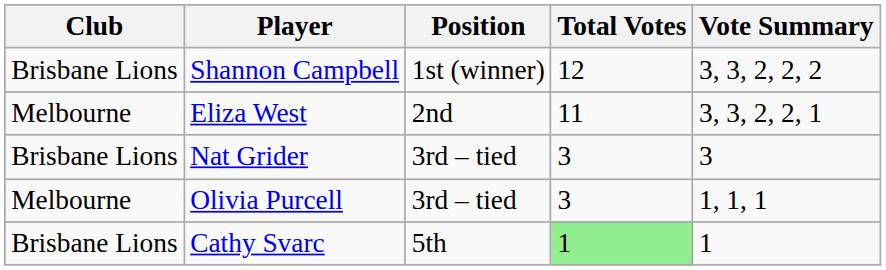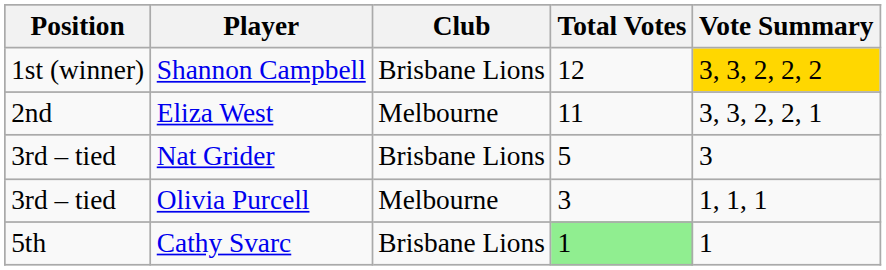columns swapped: (478, 26) <-> (94, 26)
(761, 69) no background -> (761, 69) gold background
(564, 156) 3 -> (564, 156) 5
